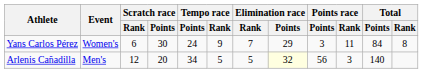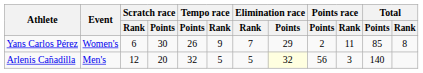(192, 44) 24 -> (192, 44) 26
(322, 44) 3 -> (322, 44) 2
(377, 44) 84 -> (377, 44) 85
(192, 60) 34 -> (192, 60) 32
